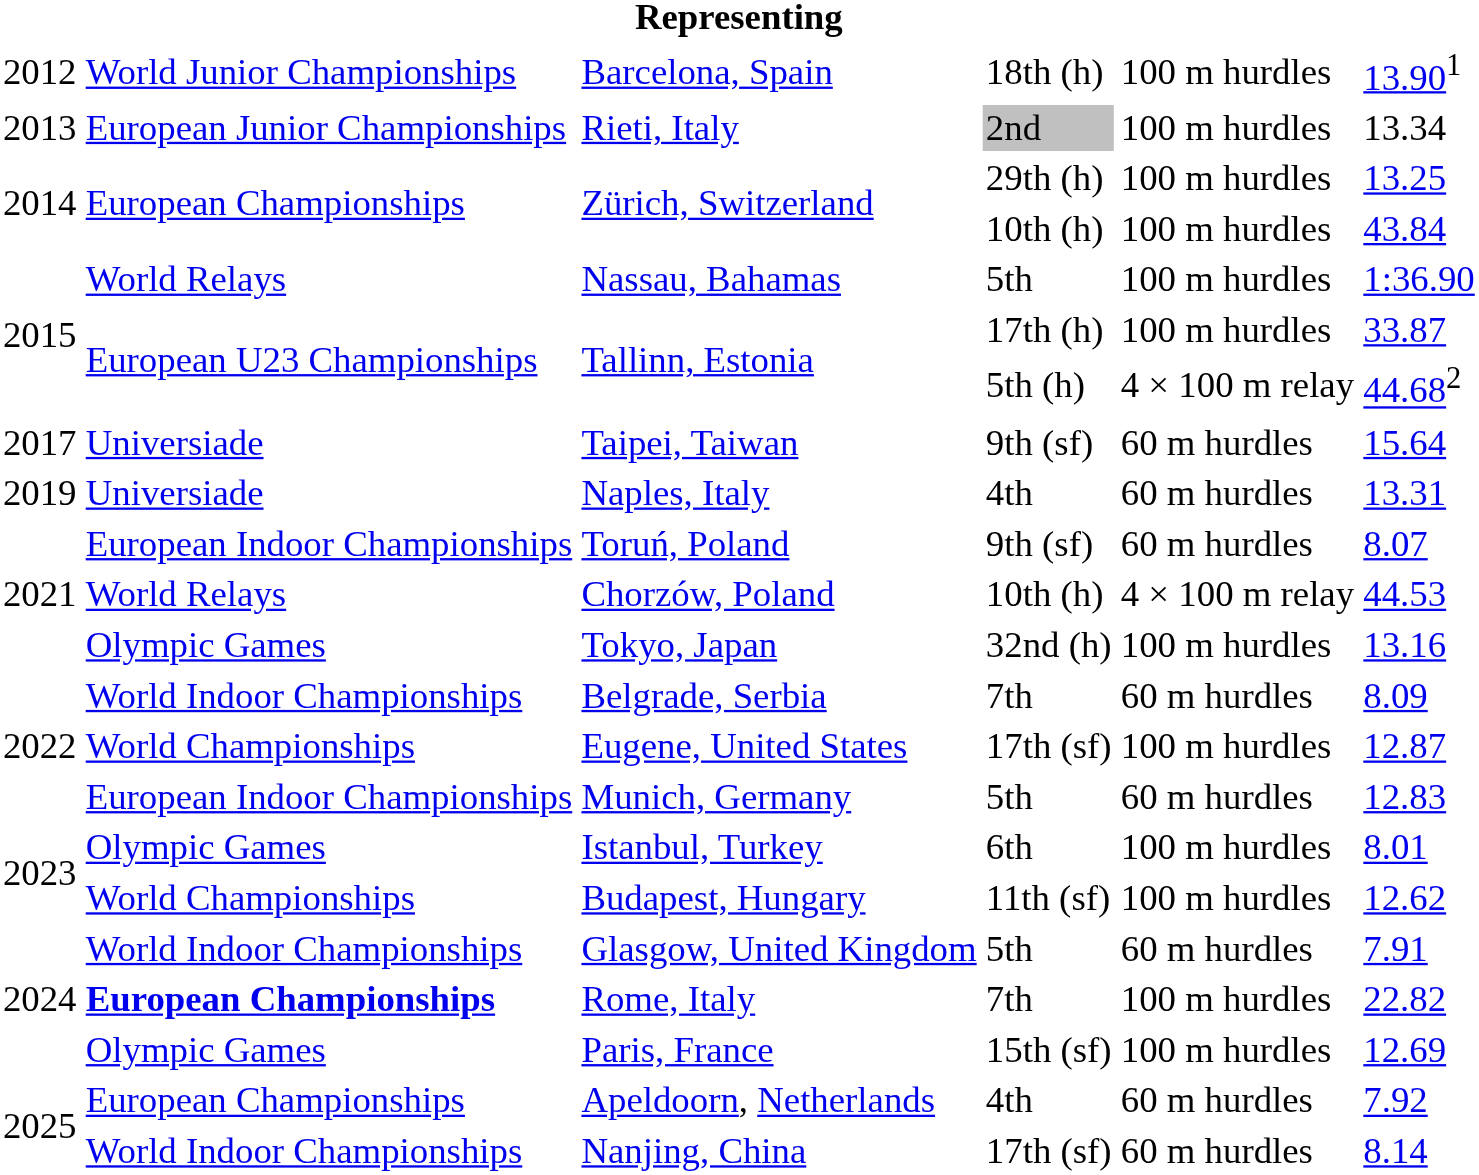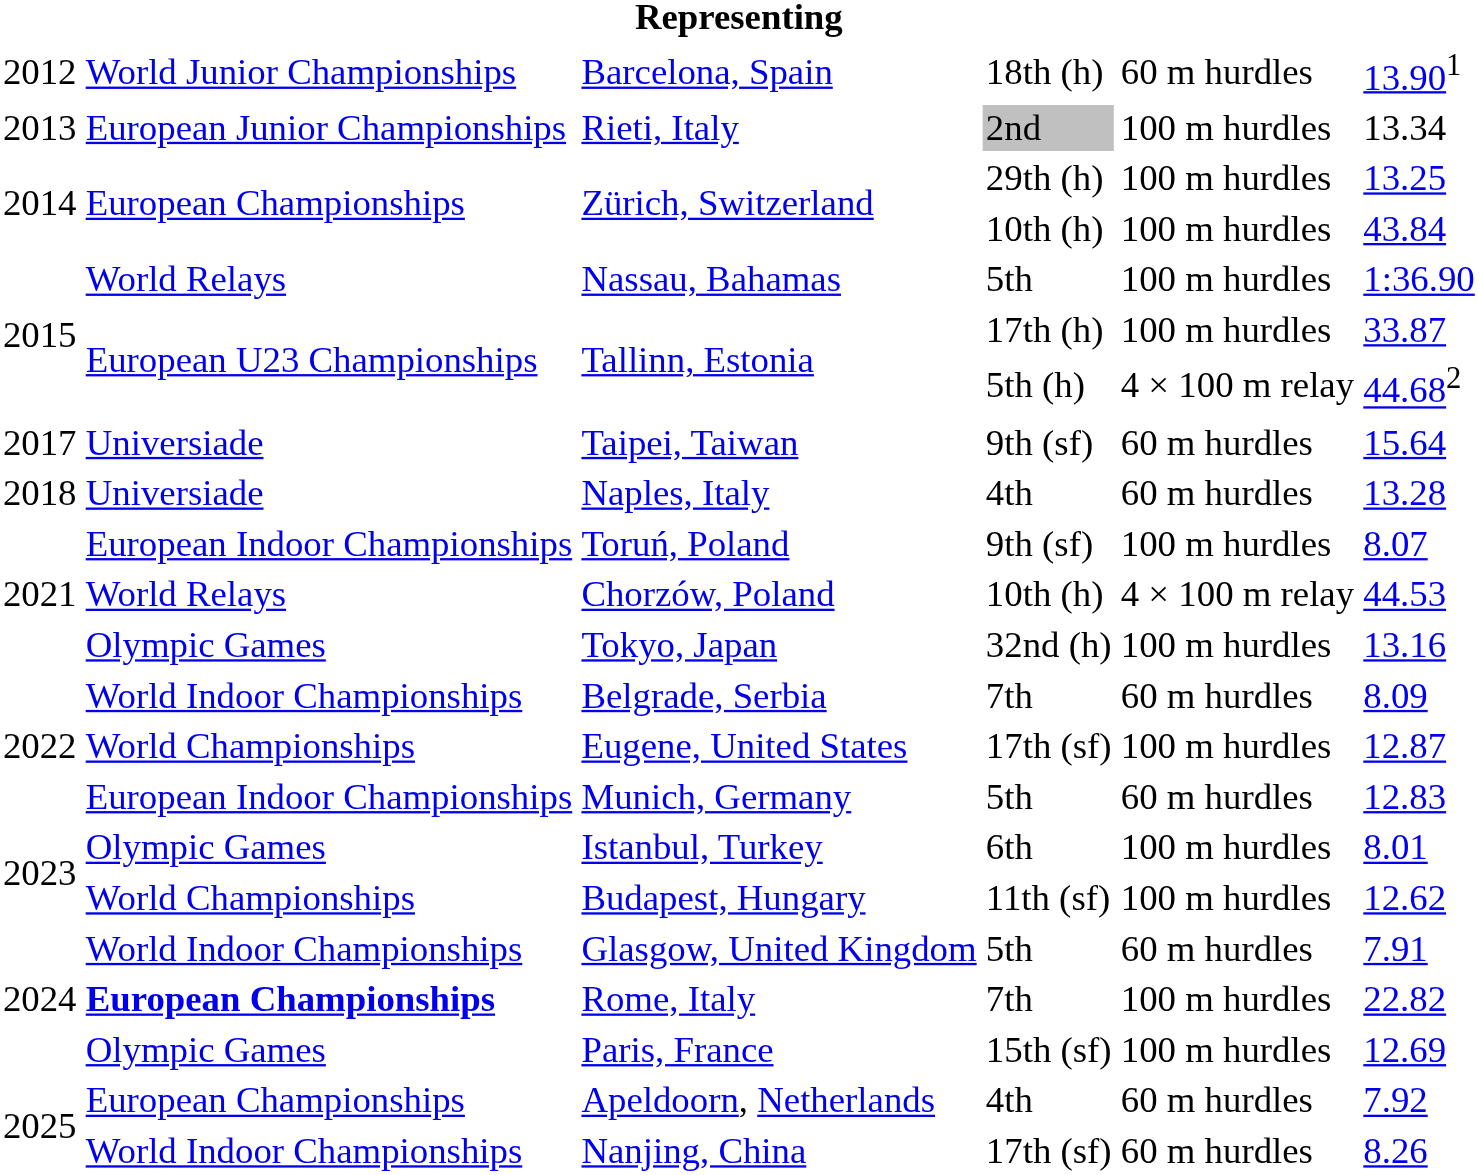(1226, 72) 100 m hurdles -> (1217, 72) 60 m hurdles
(40, 492) 2019 -> (40, 492) 2018
(1405, 492) 13.31 -> (1405, 492) 13.28
(1217, 542) 60 m hurdles -> (1226, 542) 100 m hurdles
(1396, 1150) 8.14 -> (1396, 1150) 8.26
